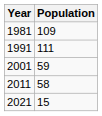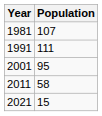(46, 31) 109 -> (46, 31) 107
(43, 66) 59 -> (43, 66) 95
